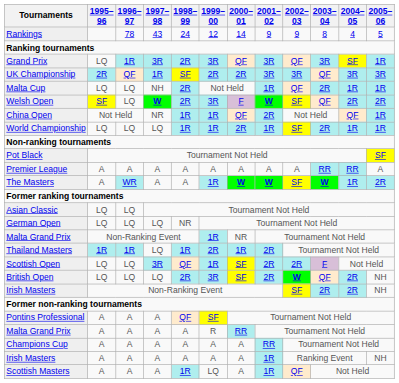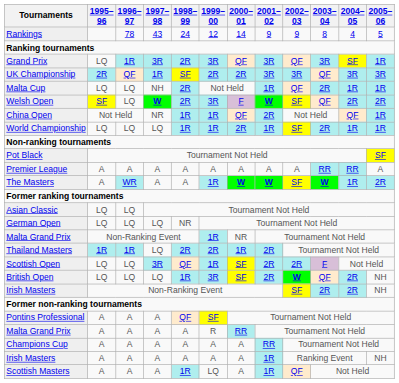(185, 250) 1R -> (185, 250) 2R
(185, 277) 2R -> (185, 277) 1R
